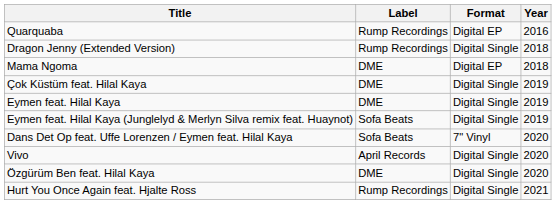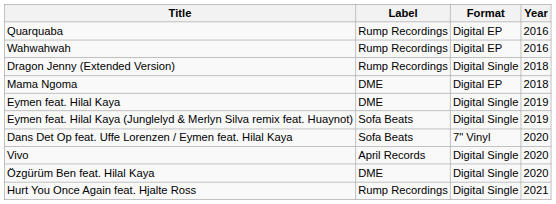+ row: (39, 48)
- row: (77, 84)
